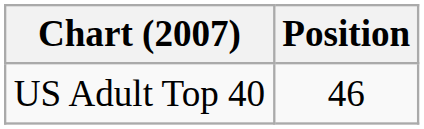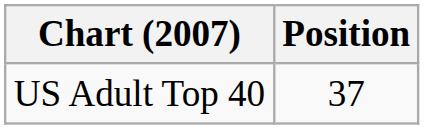(346, 92) 46 -> (346, 92) 37
